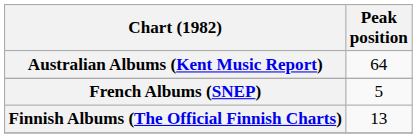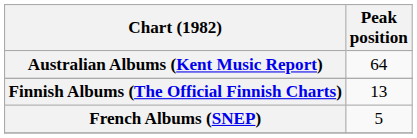rows swapped: (175, 118) <-> (175, 91)
